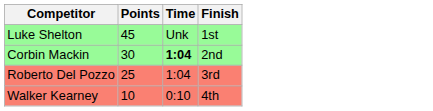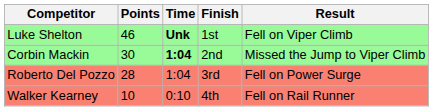+ column: (335, 14)
(128, 34) 45 -> (128, 34) 46
(177, 34) normal -> (178, 34) bold
(128, 75) 25 -> (128, 75) 28
